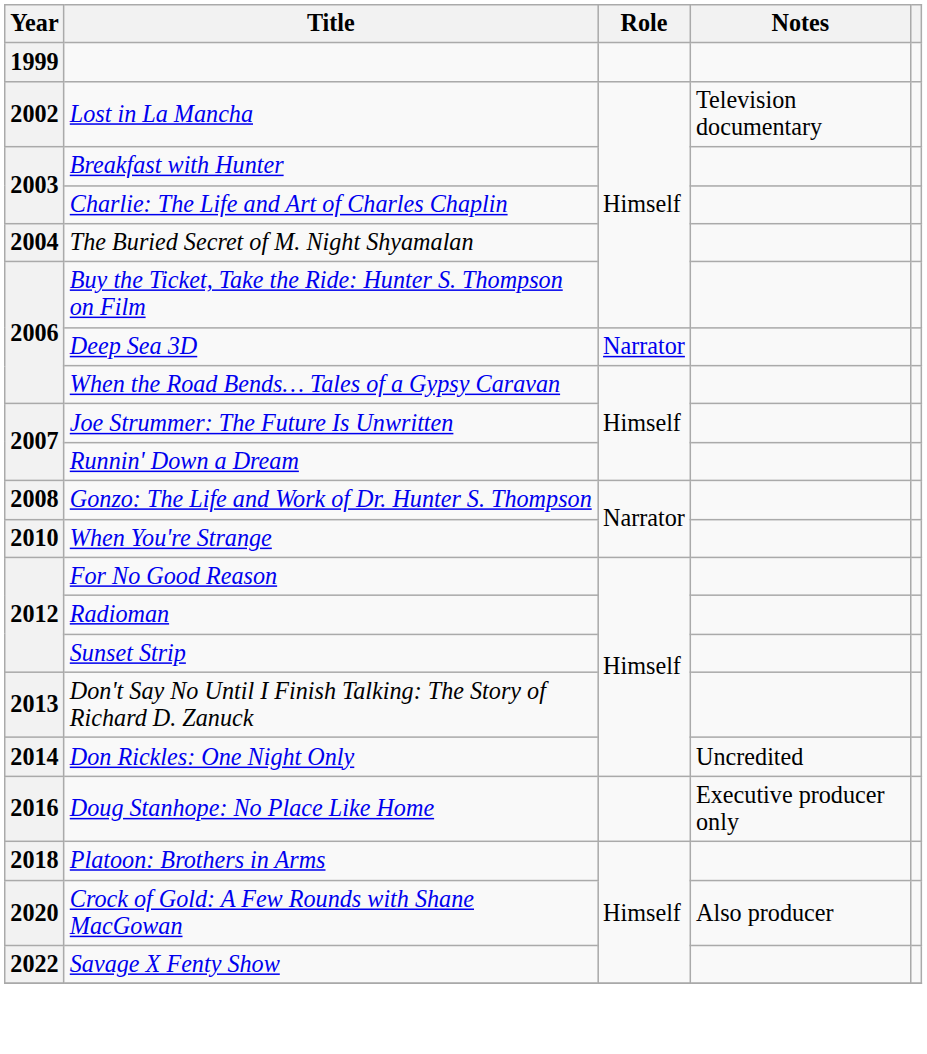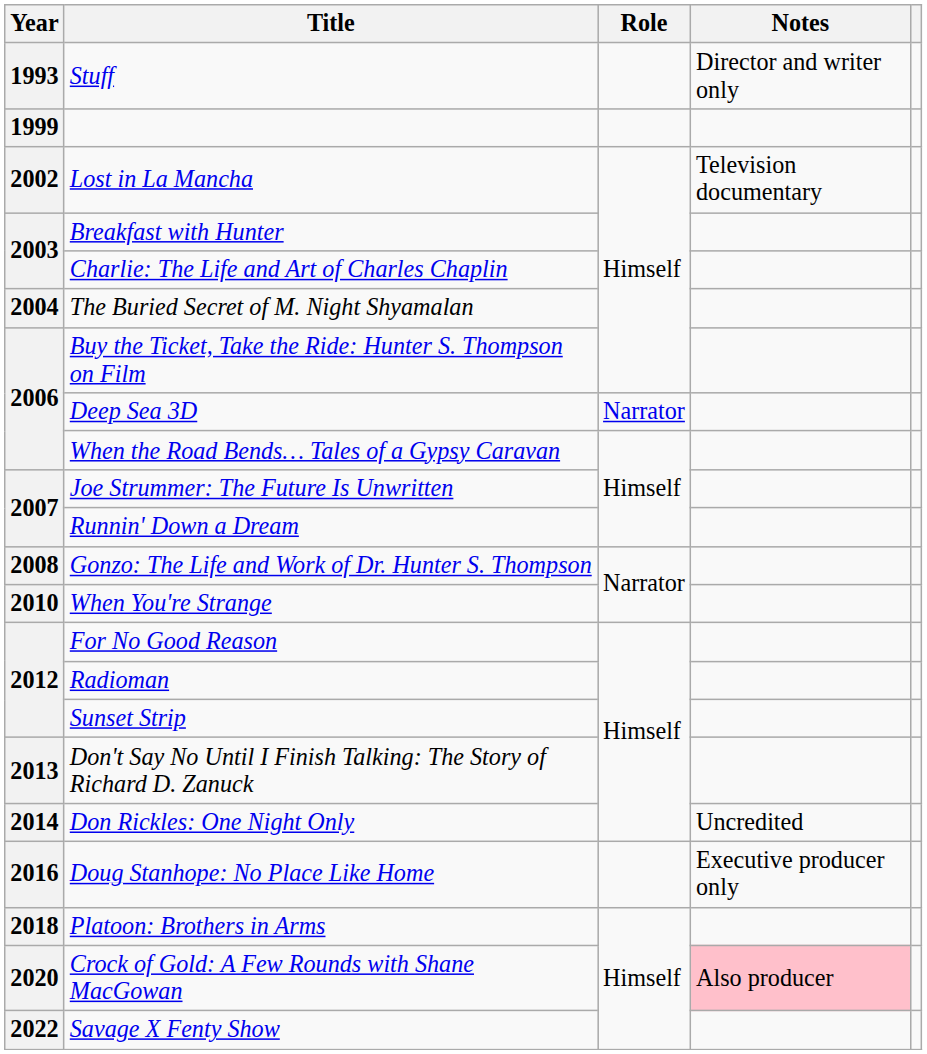+ row: (34, 75)
(765, 912) no background -> (765, 977) pink background
